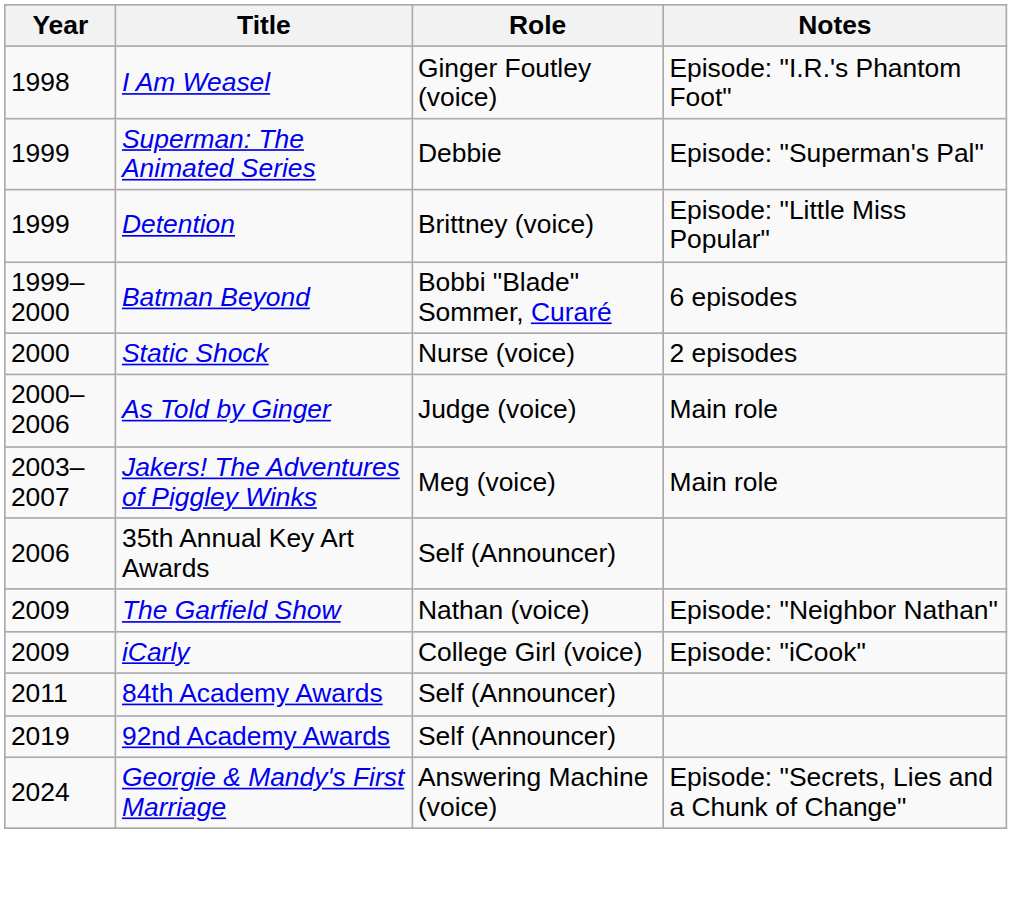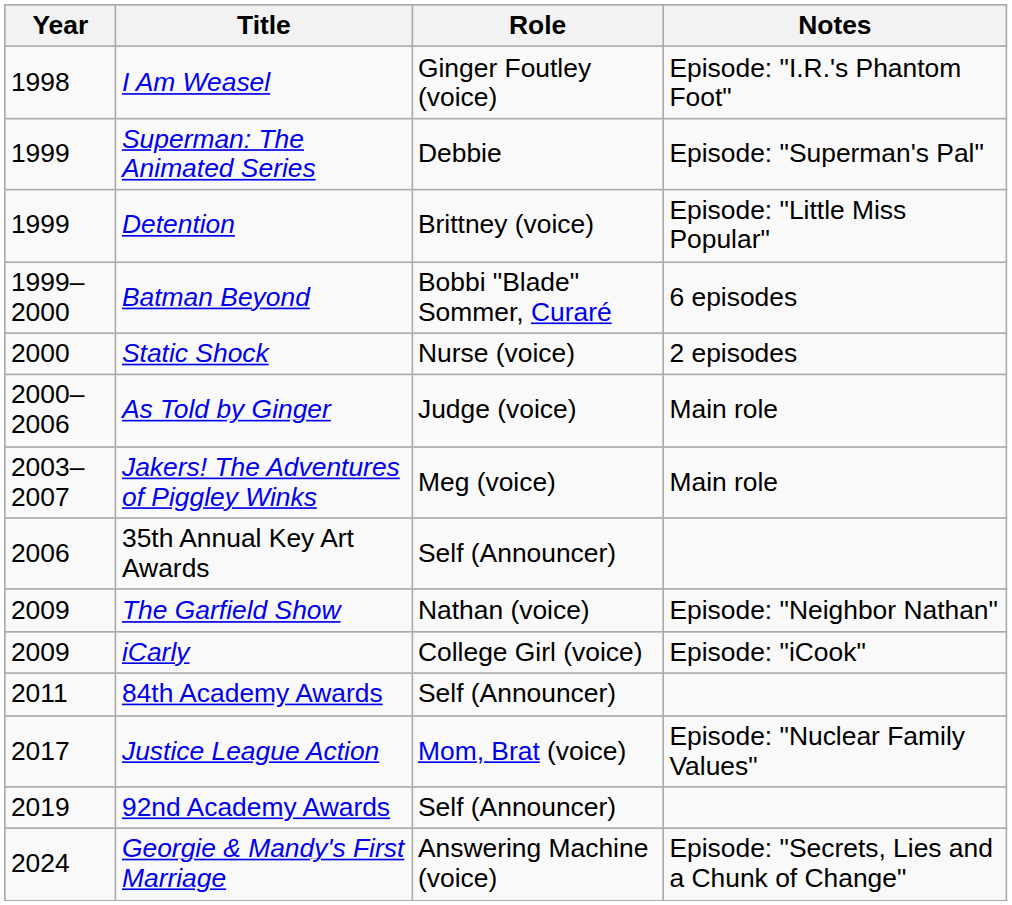+ row: (251, 750)
